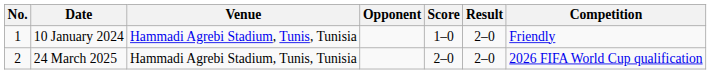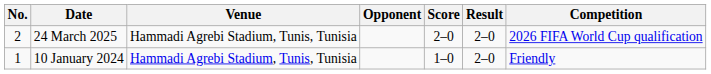rows swapped: (79, 36) <-> (75, 58)
